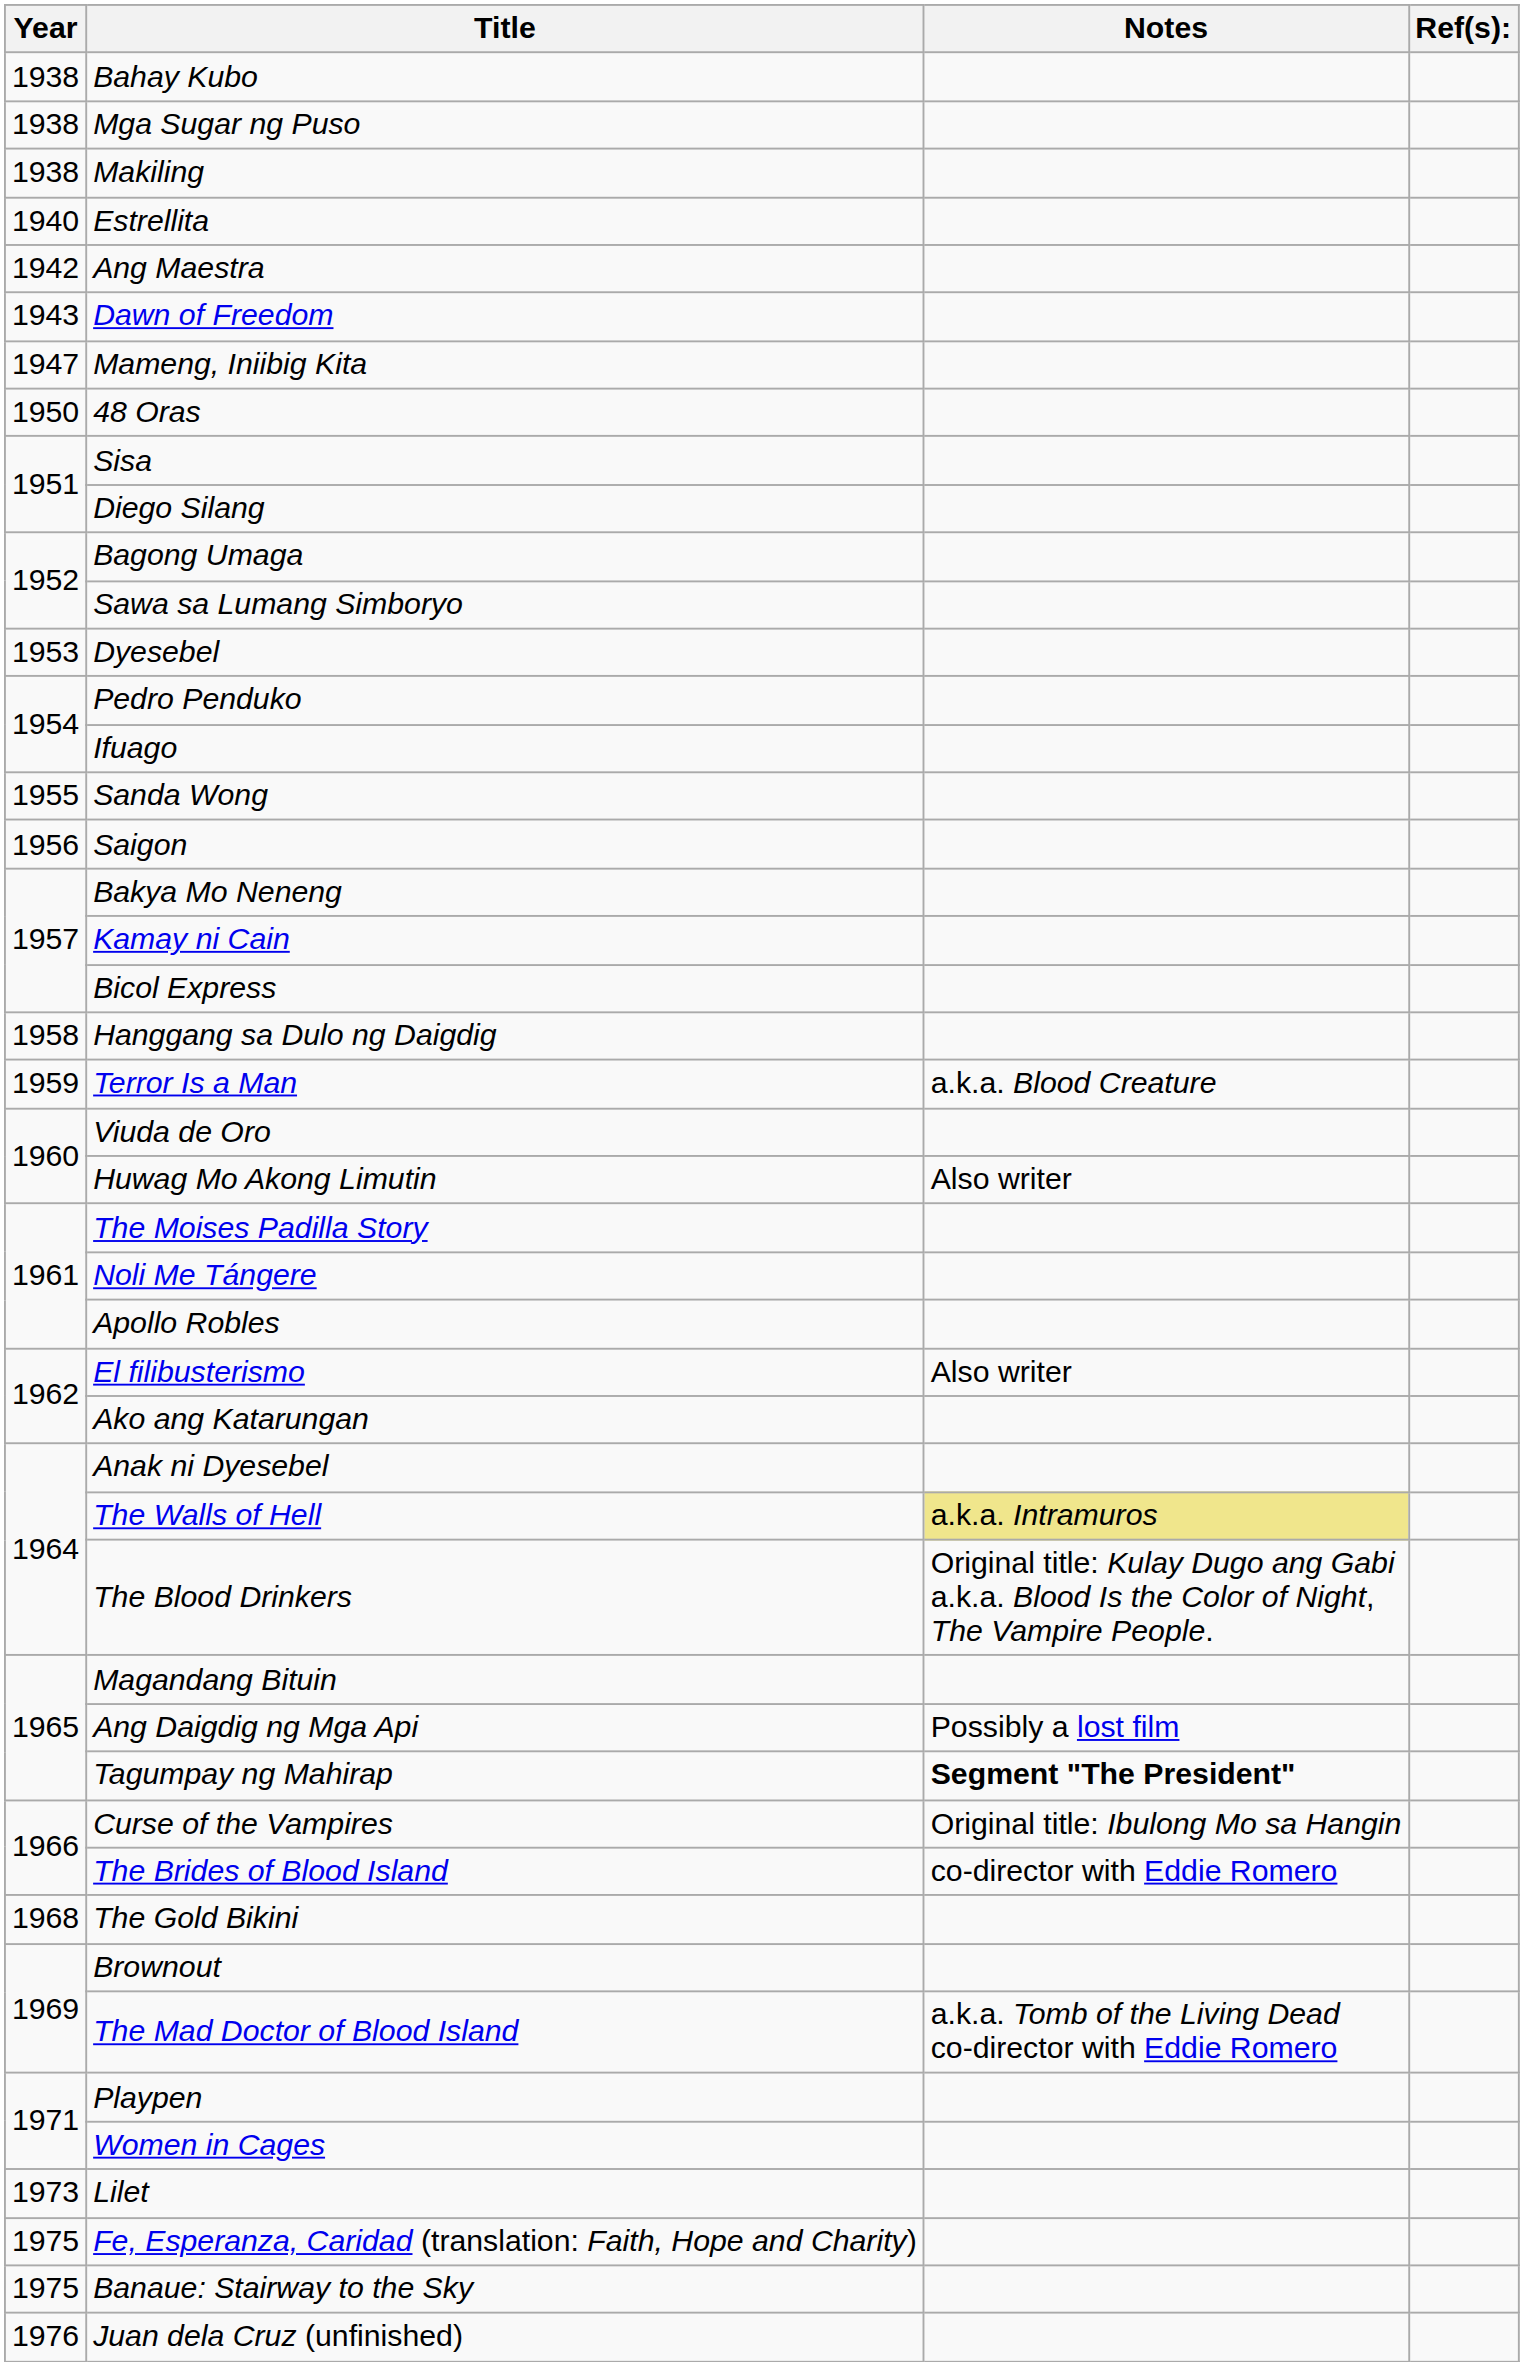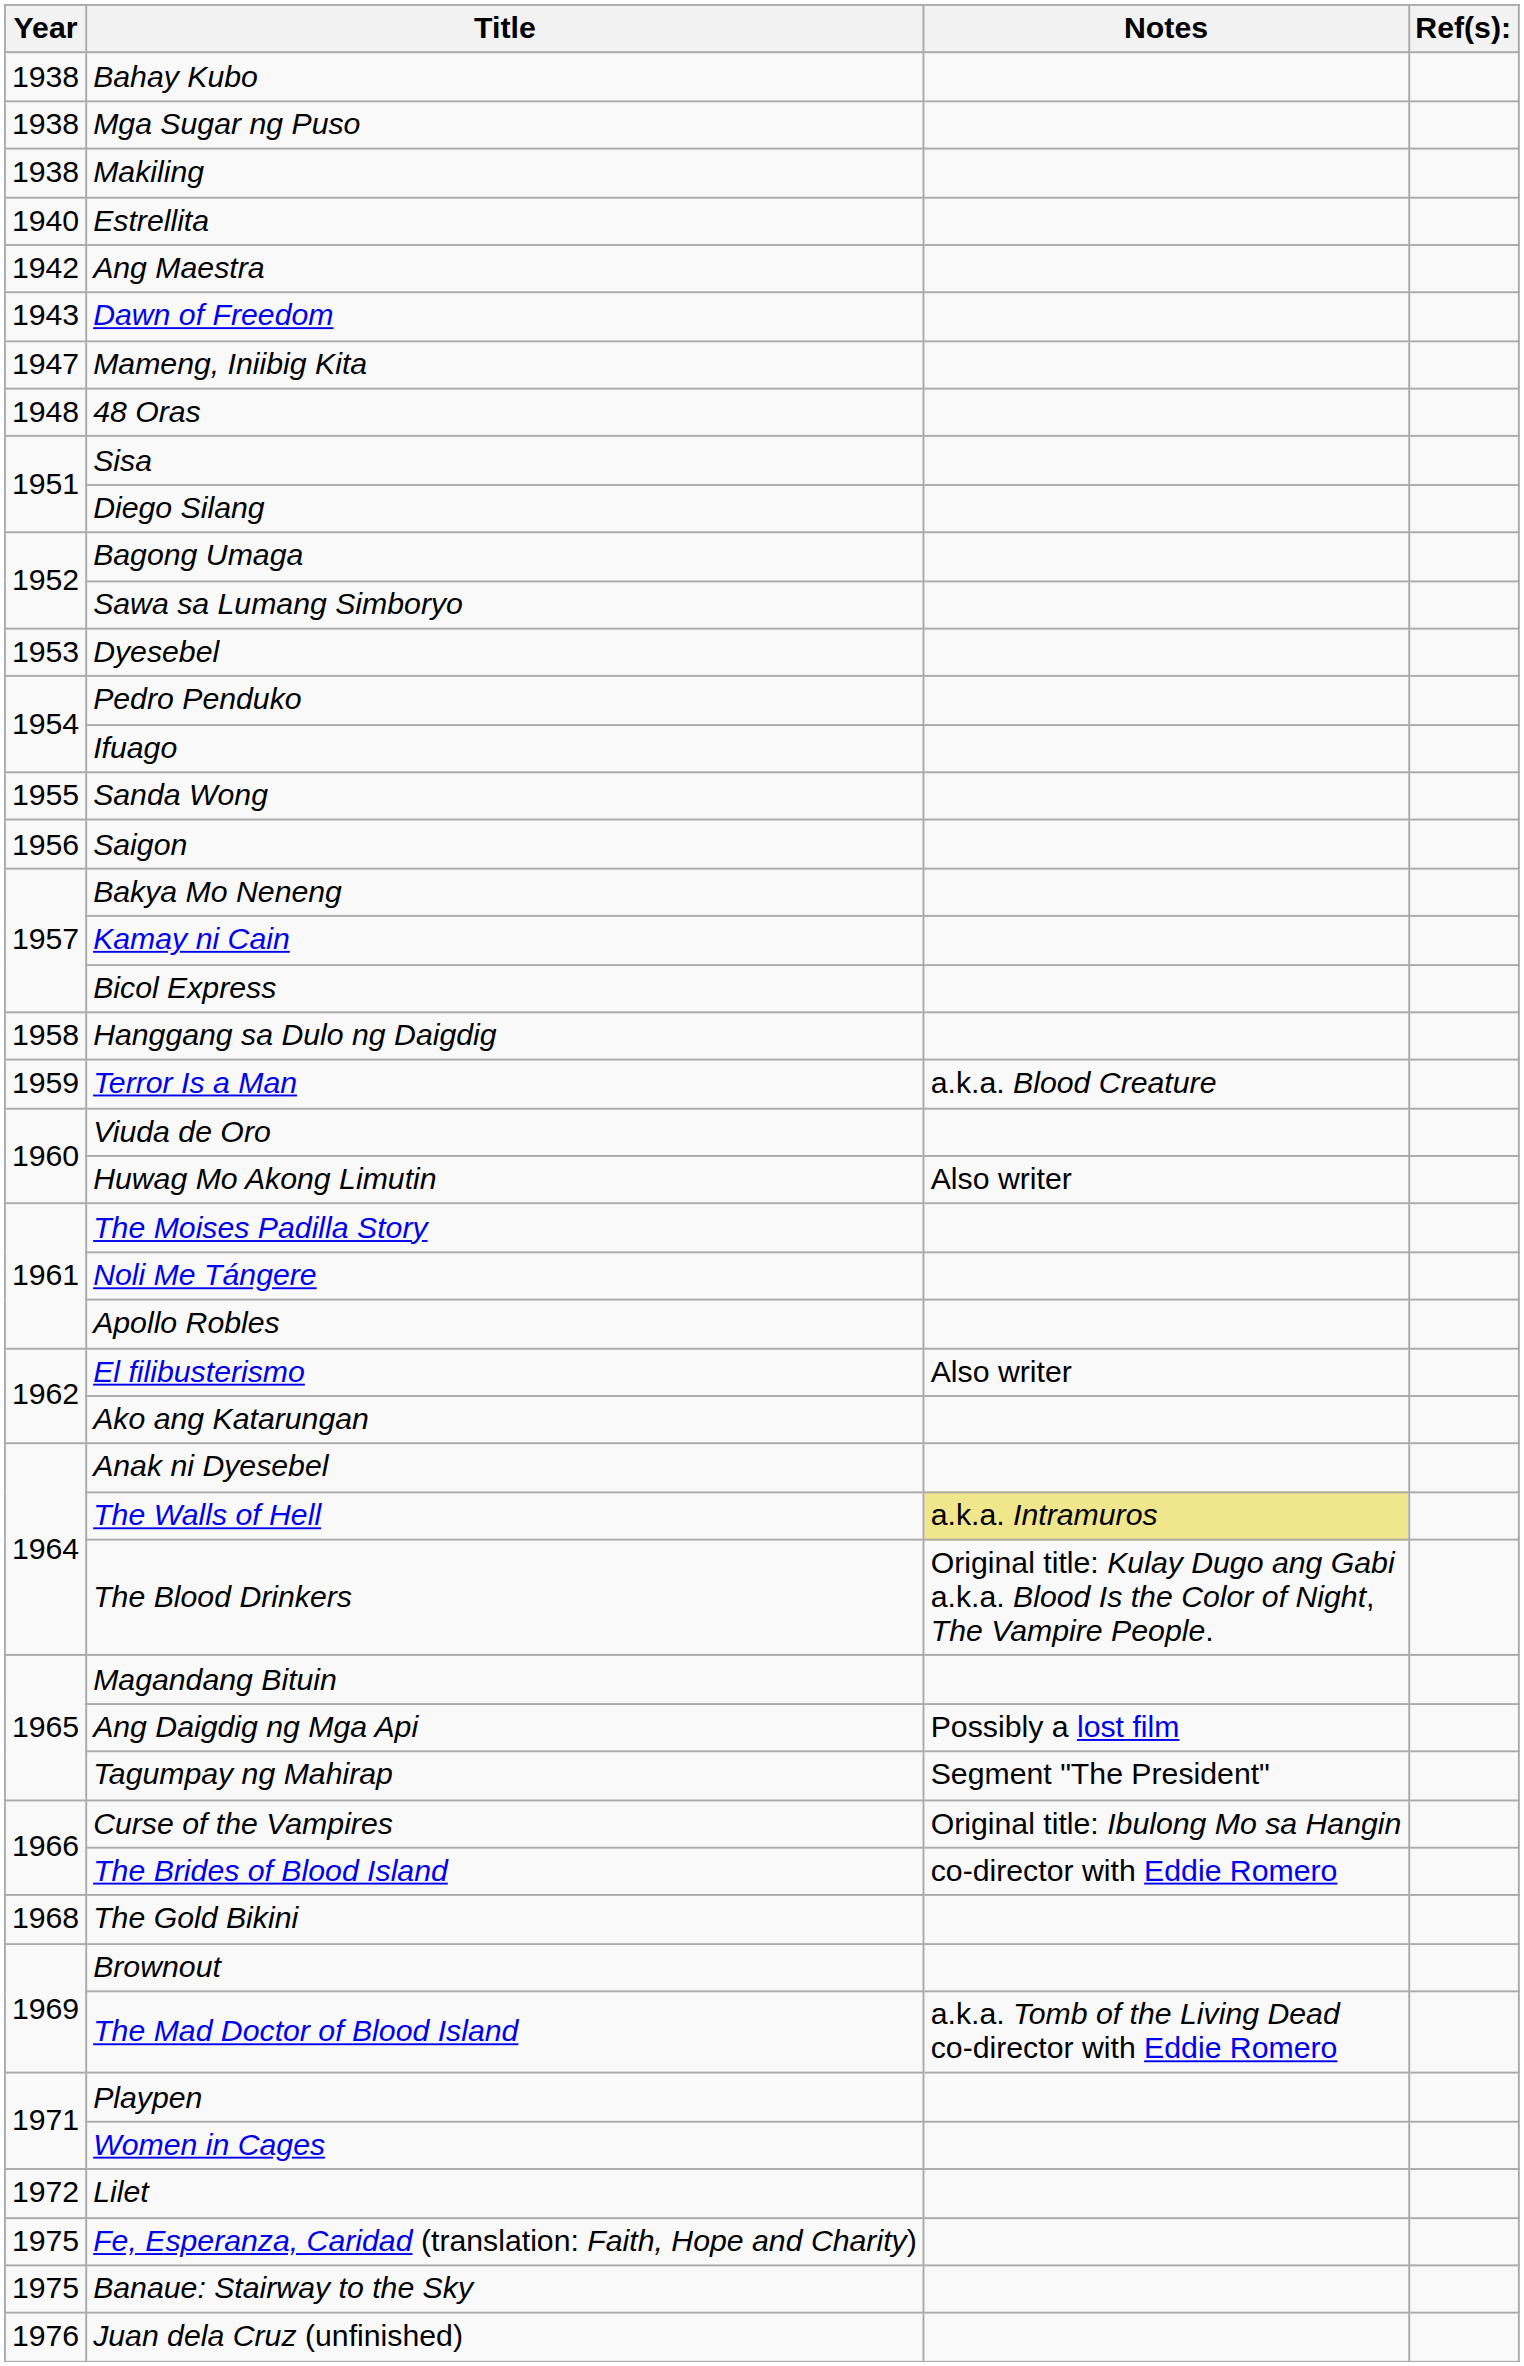(46, 412) 1950 -> (46, 412) 1948
(1113, 1775) bold -> (1100, 1775) normal
(46, 2192) 1973 -> (46, 2192) 1972
